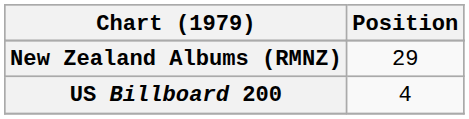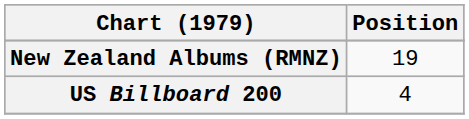(405, 59) 29 -> (405, 59) 19
